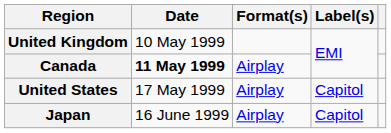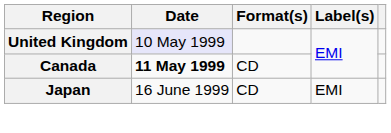(180, 41) no background -> (180, 41) lavender background
(260, 66) Airplay -> (247, 66) CD
- row: (68, 90)
(260, 115) Airplay -> (247, 90) CD
(339, 115) Capitol -> (329, 90) EMI
